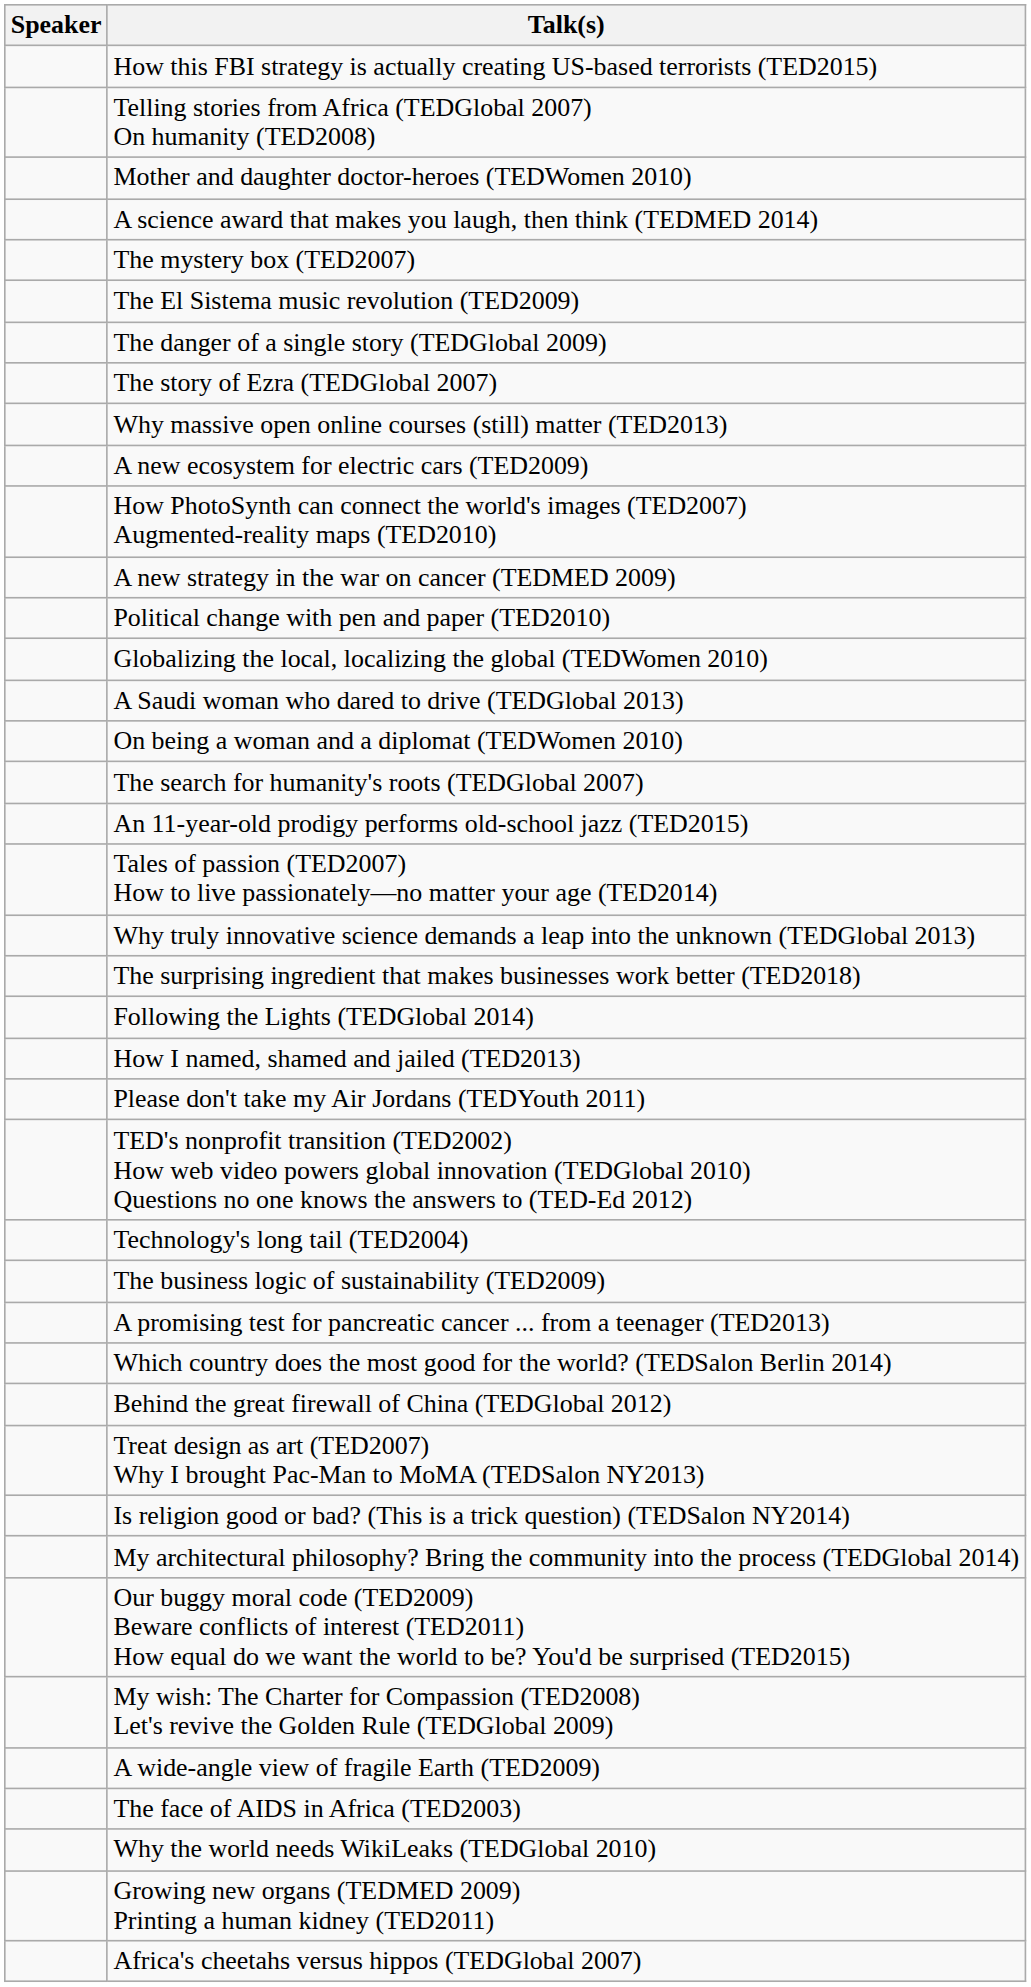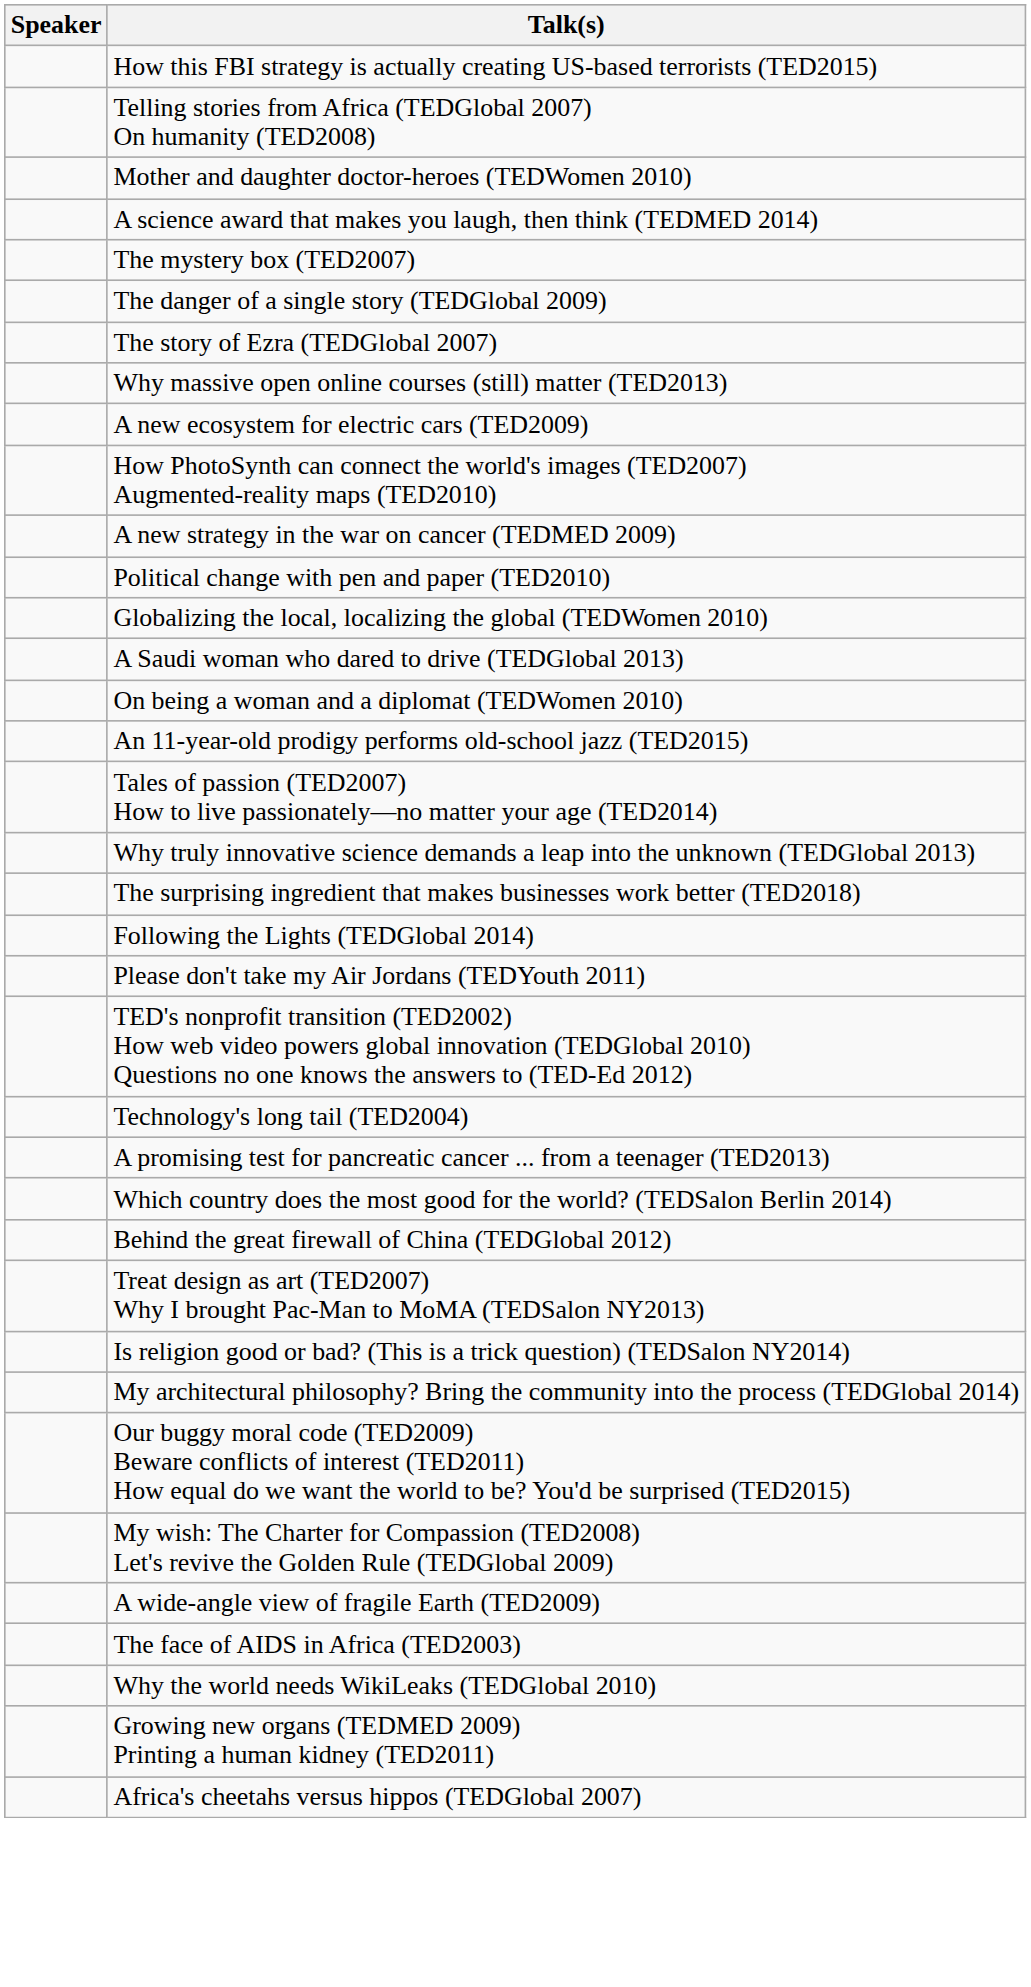- row: (346, 300)
- row: (379, 782)
- row: (347, 1058)
- row: (359, 1280)
